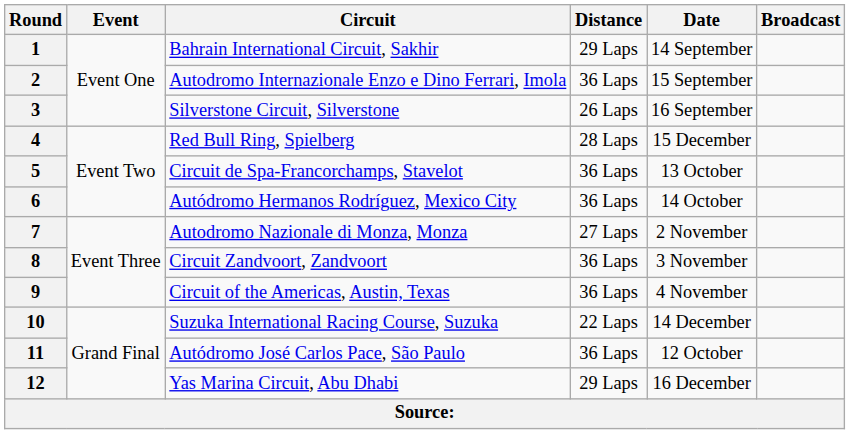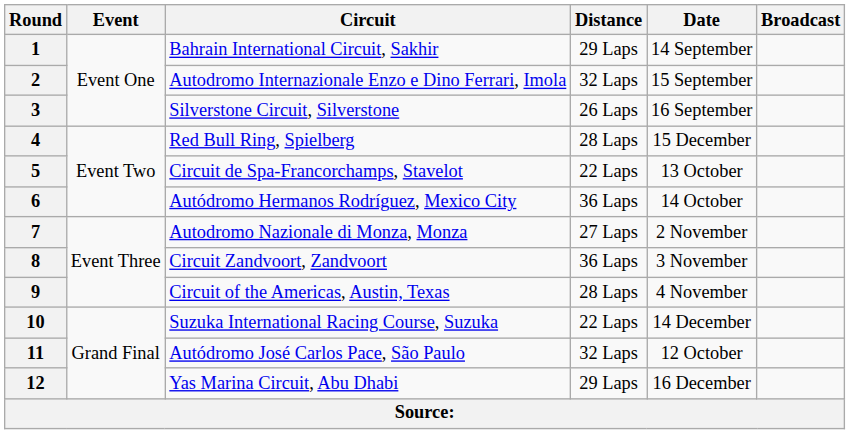(609, 79) 36 Laps -> (609, 79) 32 Laps
(609, 170) 36 Laps -> (609, 170) 22 Laps
(609, 291) 36 Laps -> (609, 291) 28 Laps
(609, 352) 36 Laps -> (609, 352) 32 Laps
